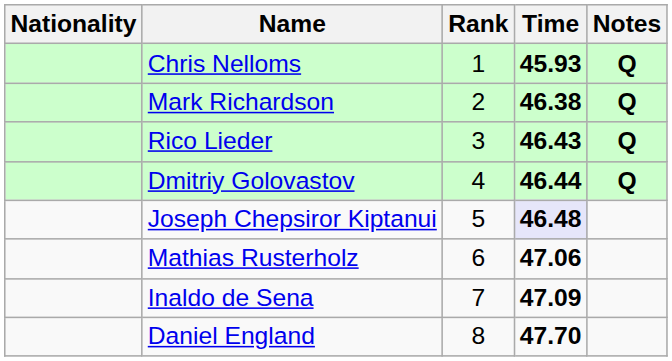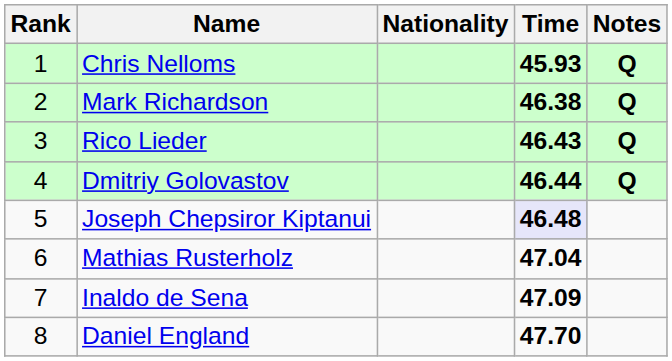columns swapped: (478, 24) <-> (73, 24)
(551, 258) 47.06 -> (551, 258) 47.04
